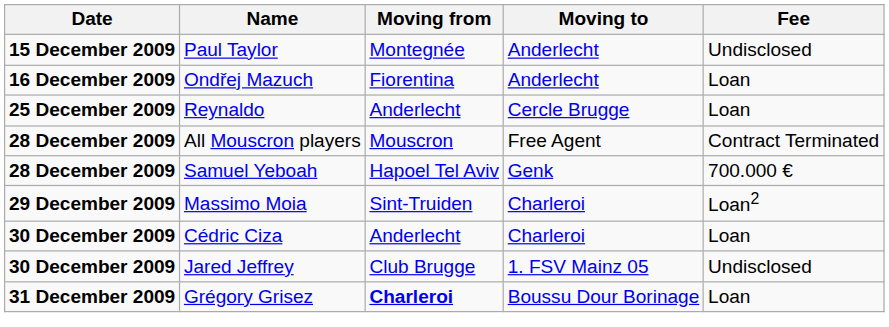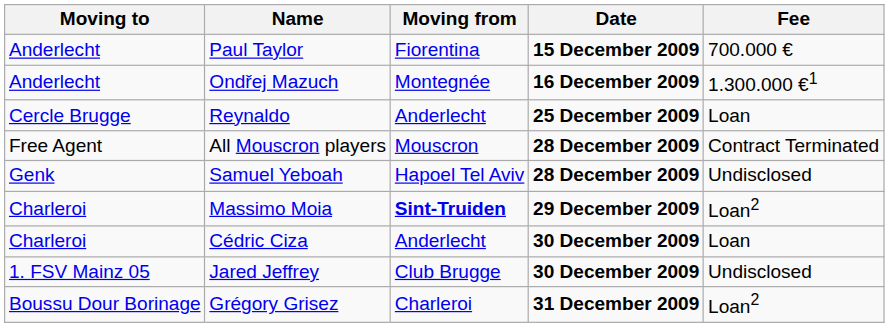columns swapped: (92, 19) <-> (604, 19)
(417, 49) Montegnée -> (437, 49) Fiorentina
(760, 49) Undisclosed -> (750, 49) 700.000 €
(412, 79) Fiorentina -> (442, 82) Montegnée
(729, 79) Loan -> (763, 82) 1.300.000 €1
(750, 170) 700.000 € -> (760, 175) Undisclosed
(421, 203) normal -> (450, 208) bold
(411, 296) bold -> (433, 304) normal
(729, 296) Loan -> (734, 304) Loan2
